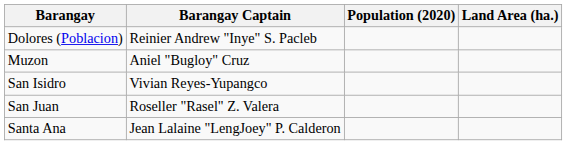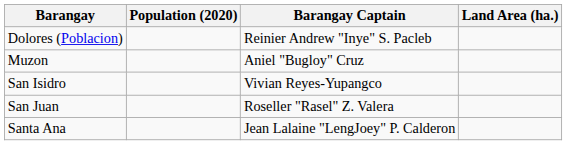columns swapped: (401, 15) <-> (235, 15)
